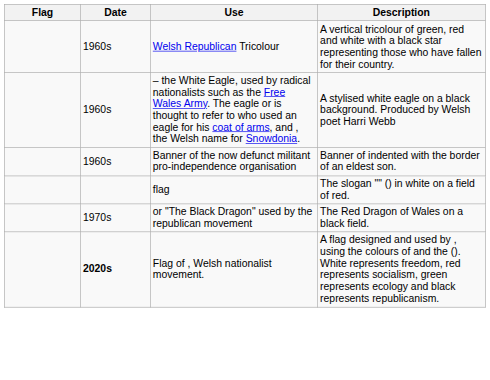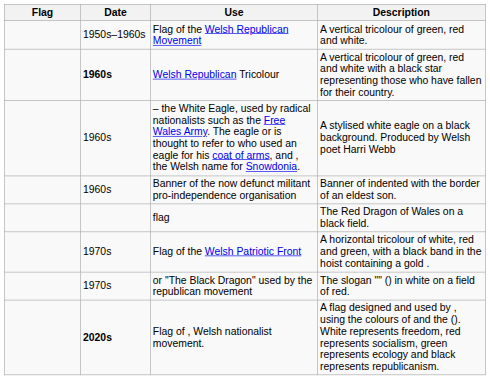+ row: (221, 35)
(97, 46) normal -> (97, 74) bold
(398, 189) The slogan "" () in white on a field of red. -> (392, 218) The Red Dragon of Wales on a black field.
+ row: (227, 252)
(392, 218) The Red Dragon of Wales on a black field. -> (398, 286) The slogan "" () in white on a field of red.
